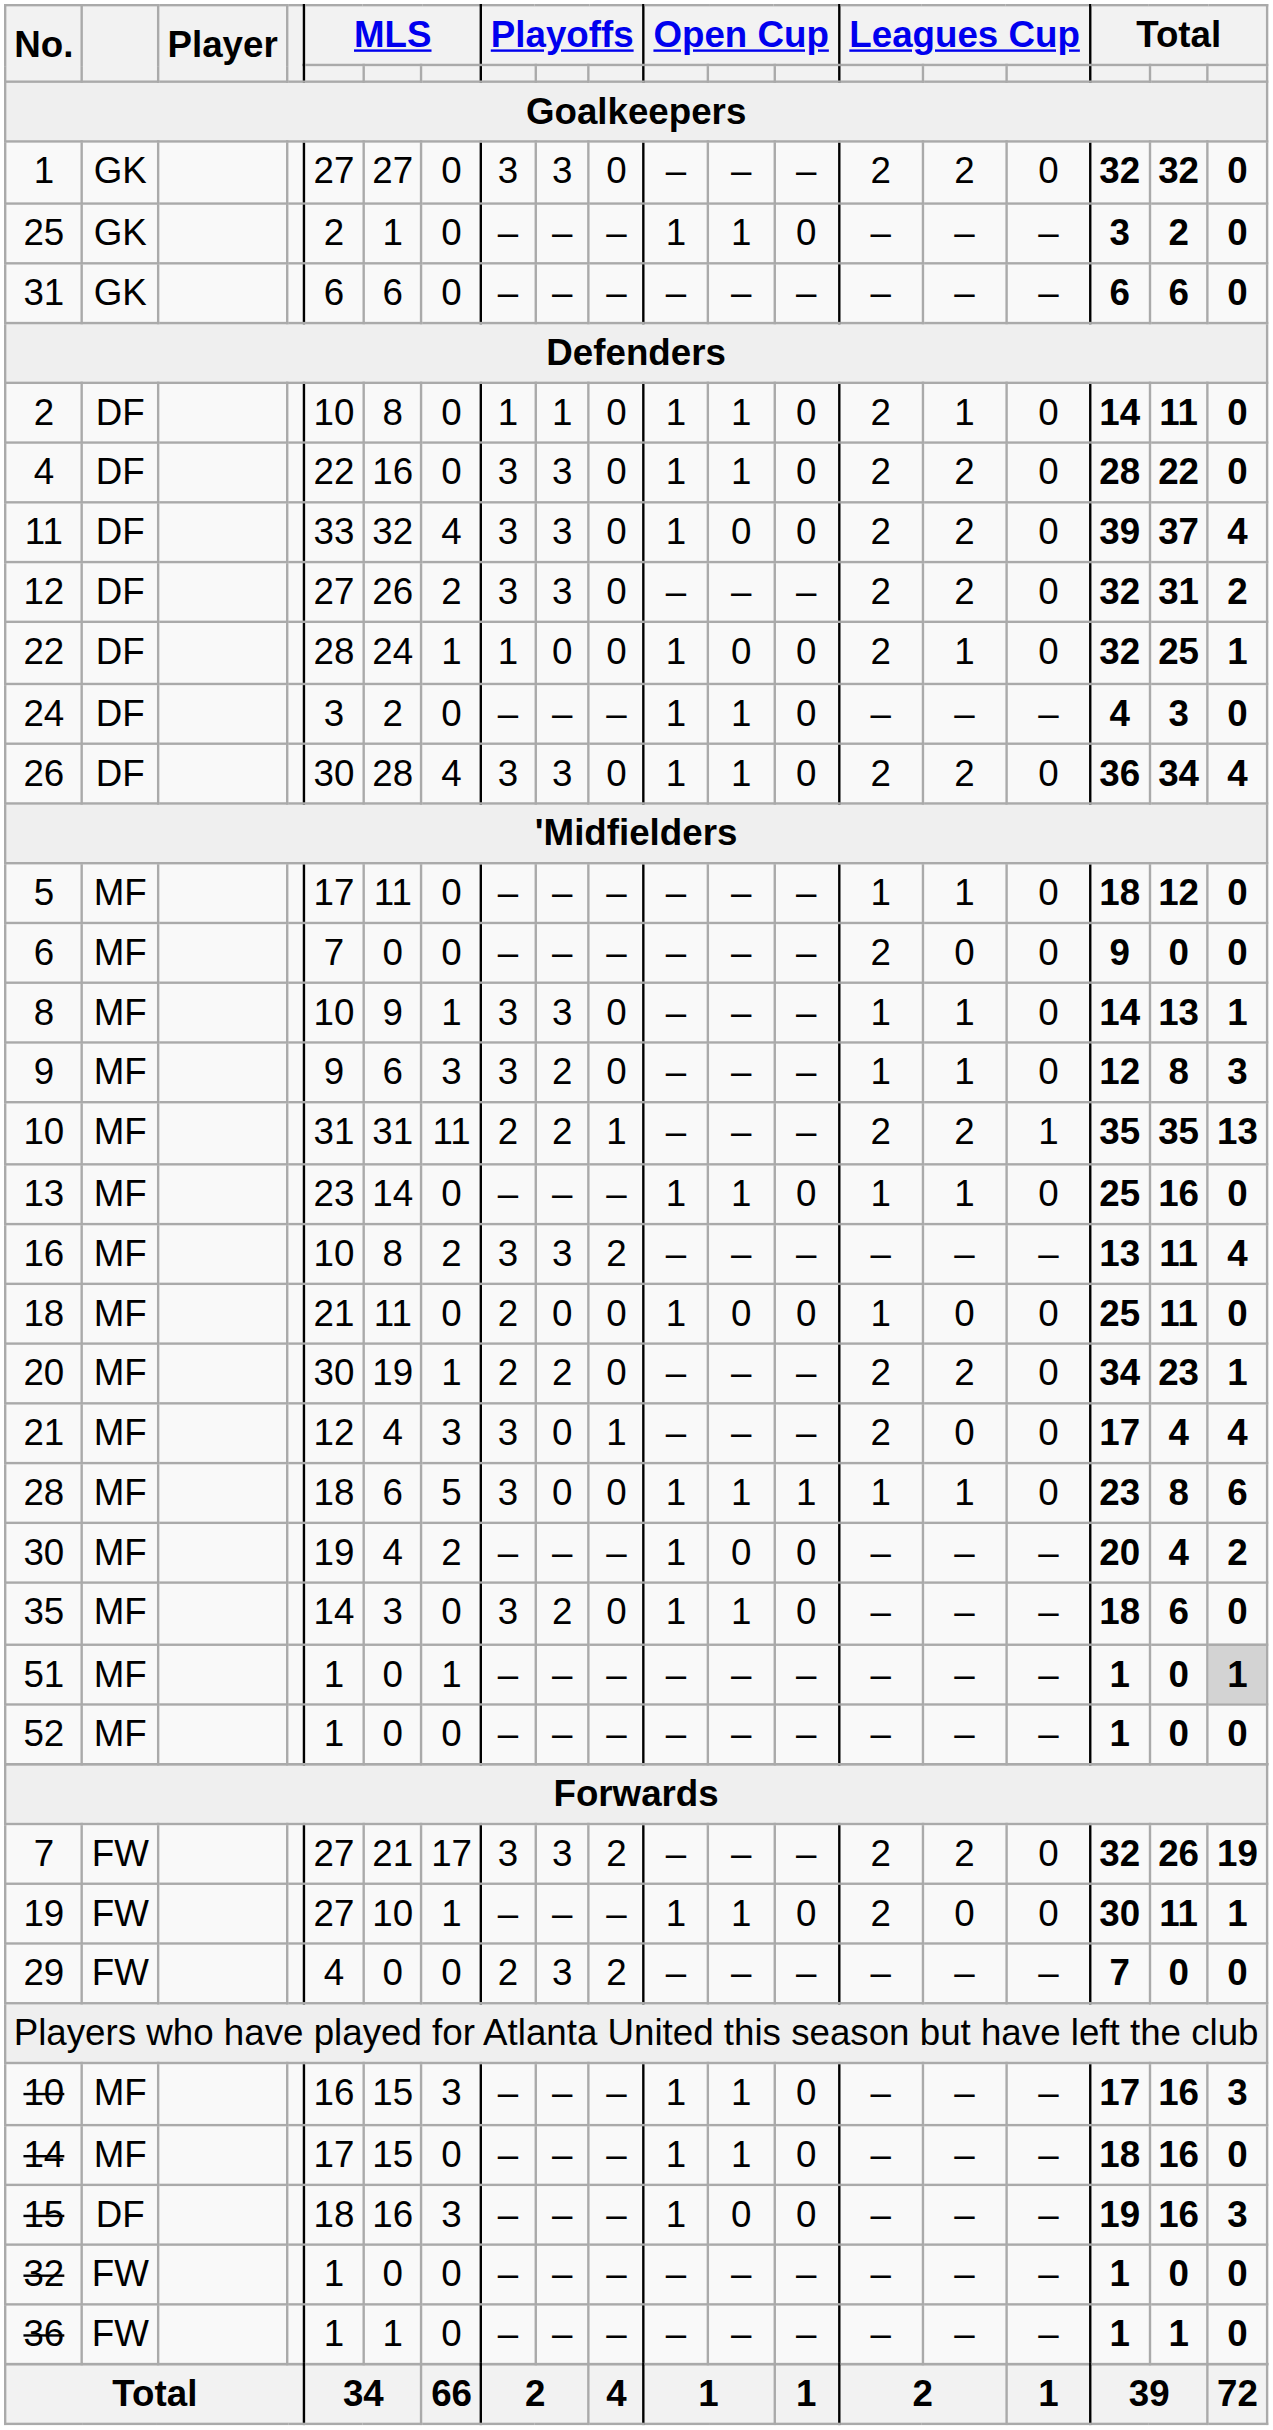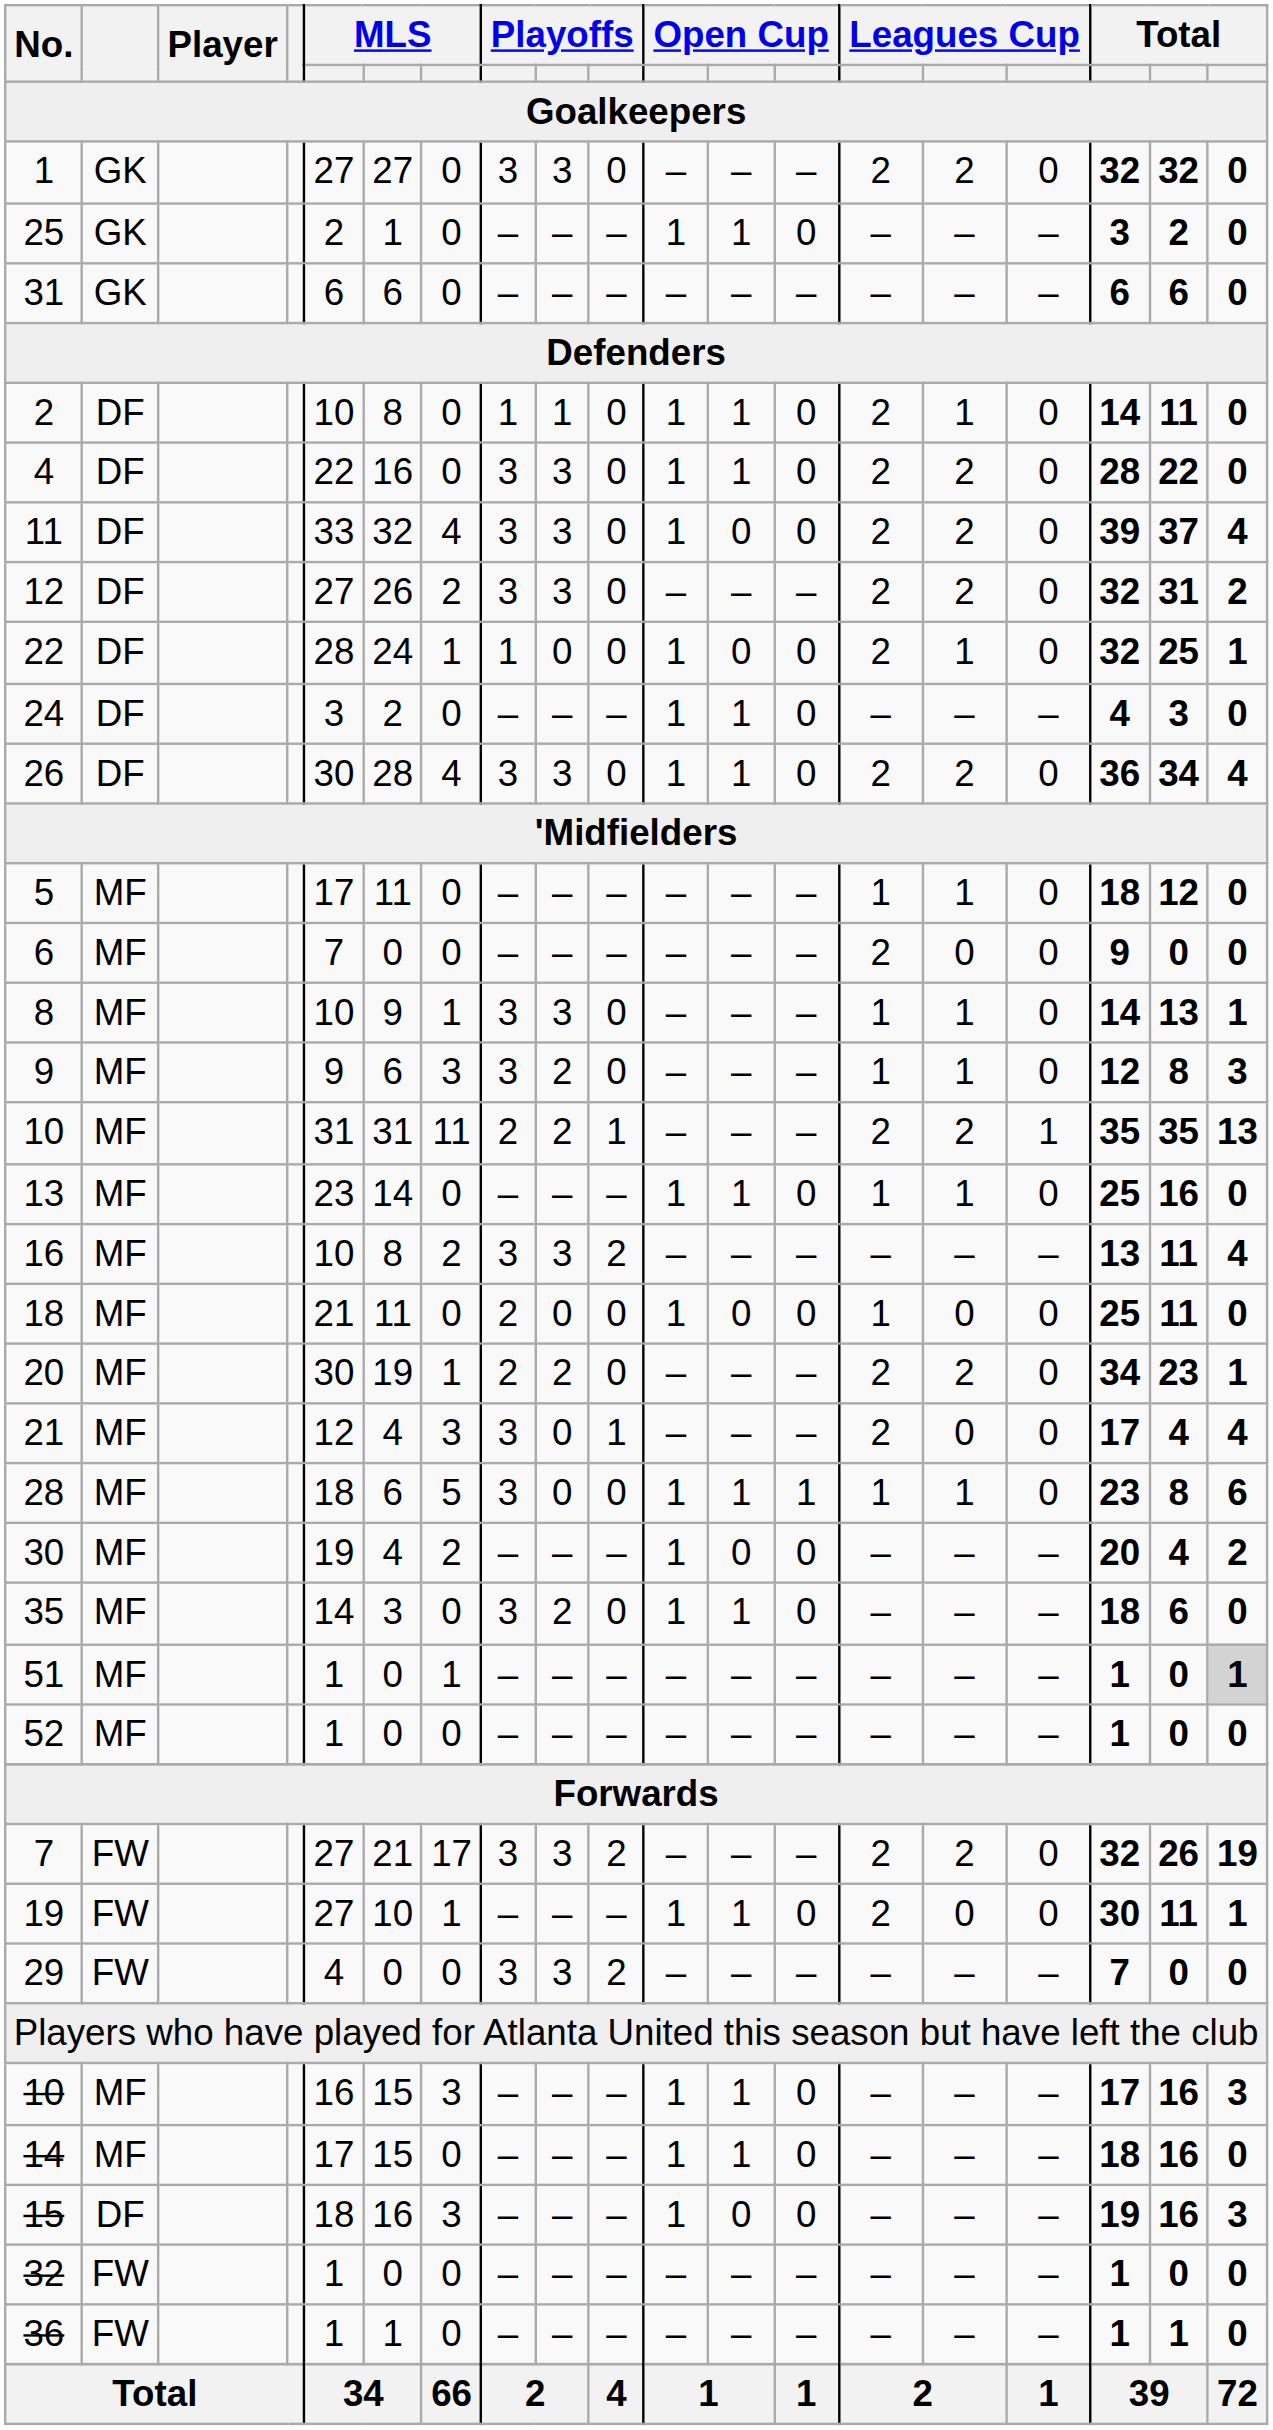(508, 1973) 2 -> (508, 1973) 3
